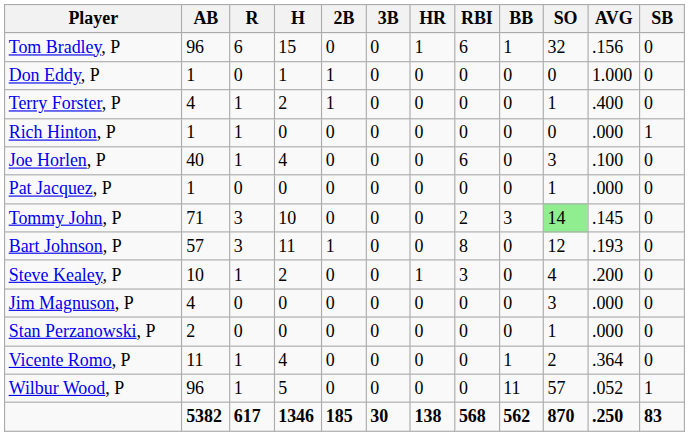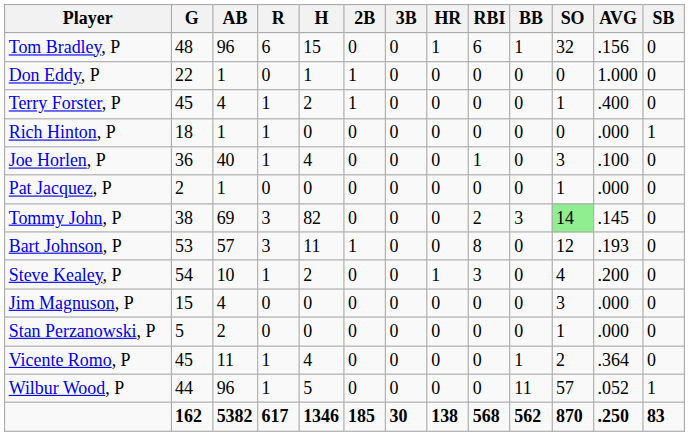+ column: (192, 18)
(463, 160) 6 -> (477, 160) 1
(195, 217) 71 -> (226, 217) 69
(287, 217) 10 -> (312, 217) 82
